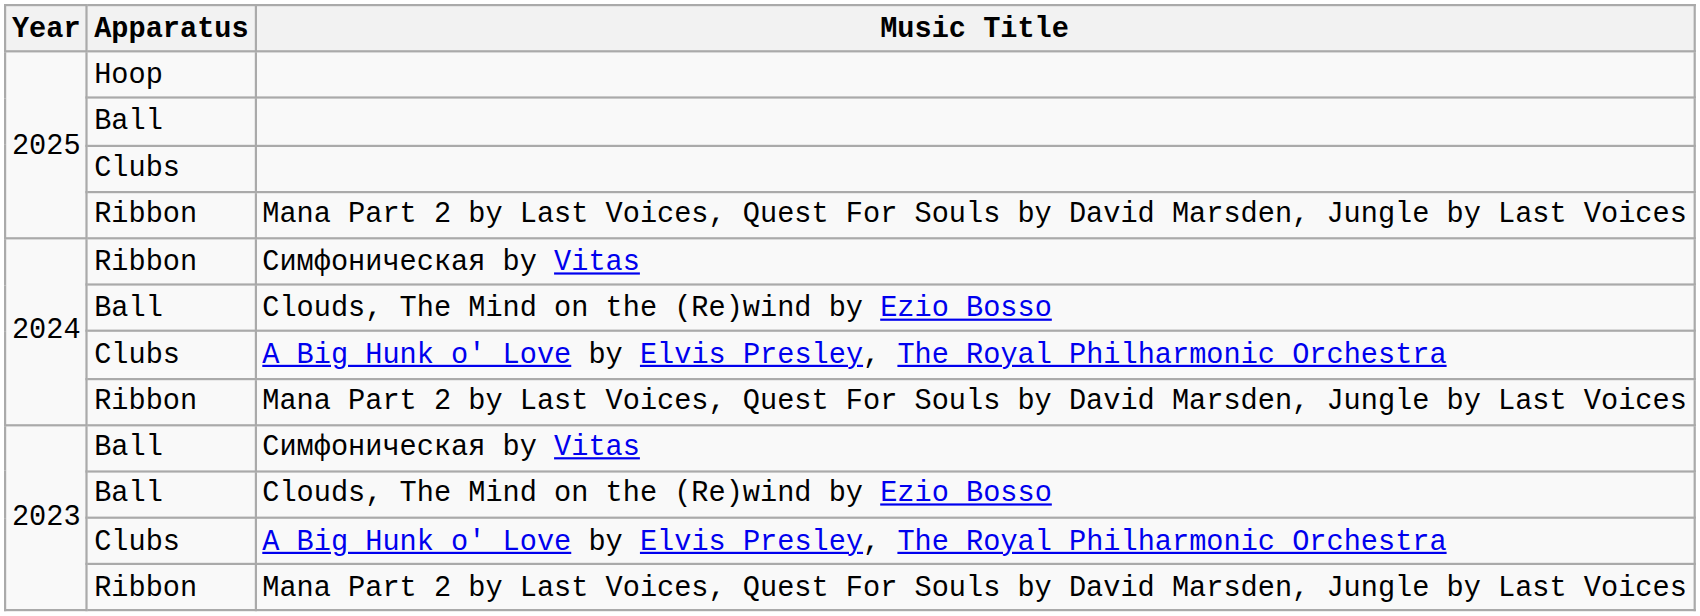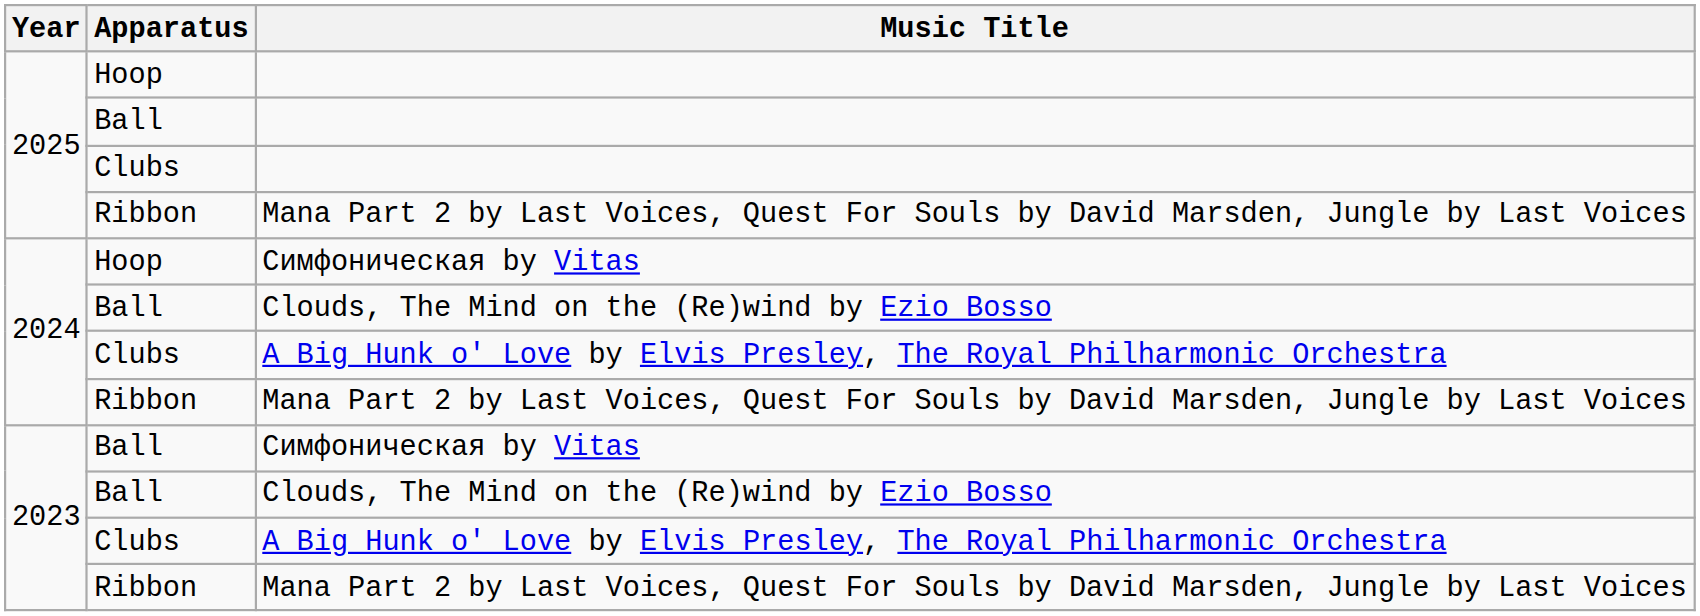(146, 261) Ribbon -> (129, 261) Hoop
